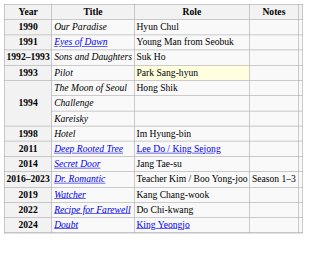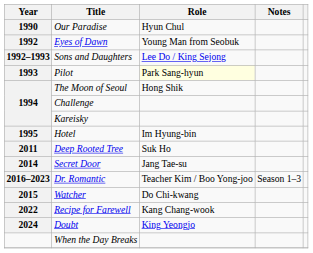(28, 42) 1991 -> (28, 42) 1992
(151, 57) Suk Ho -> (184, 57) Lee Do / King Sejong
(28, 133) 1998 -> (28, 133) 1995
(179, 149) Lee Do / King Sejong -> (156, 149) Suk Ho
(28, 194) 2019 -> (28, 194) 2015
(173, 194) Kang Chang-wook -> (170, 194) Do Chi-kwang
(165, 210) Do Chi-kwang -> (178, 210) Kang Chang-wook
+ row: (96, 240)
